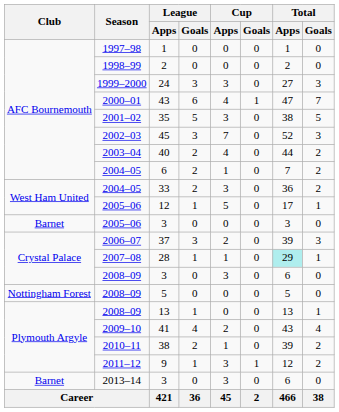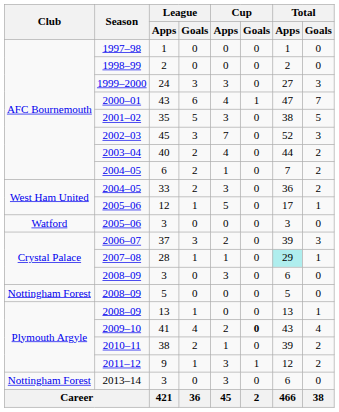(49, 223) Barnet -> (49, 223) Watford
(257, 328) normal -> (257, 328) bold
(49, 380) Barnet -> (49, 380) Nottingham Forest
